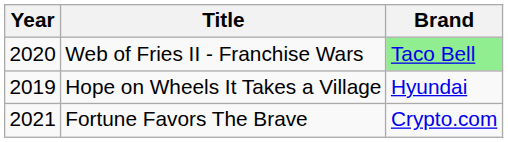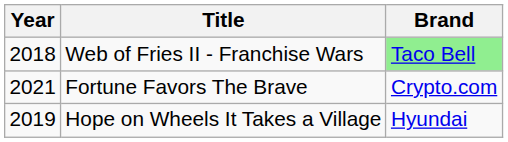(33, 53) 2020 -> (33, 53) 2018
rows swapped: (223, 86) <-> (186, 119)
